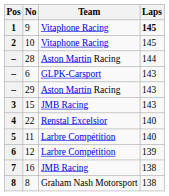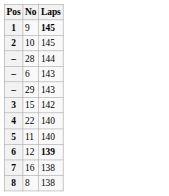- column: (89, 12)
(149, 105) 143 -> (48, 105) 142
(149, 152) normal -> (48, 152) bold
